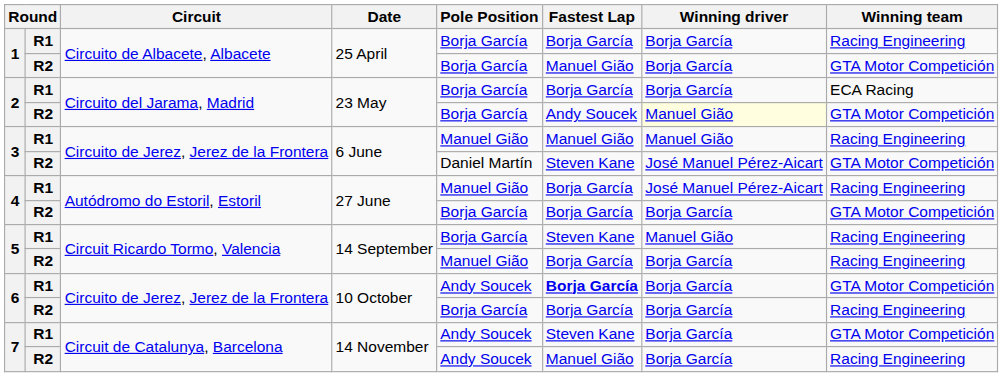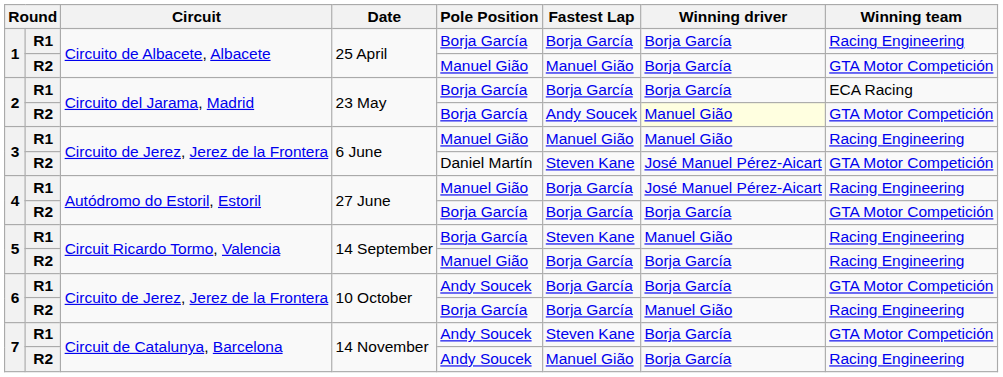(484, 65) Borja García -> (484, 65) Manuel Gião
(592, 285) bold -> (589, 285) normal
(689, 310) Borja García -> (688, 310) Manuel Gião
